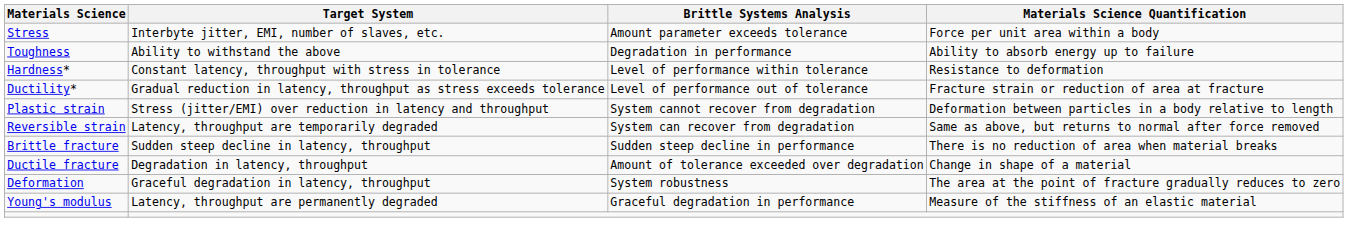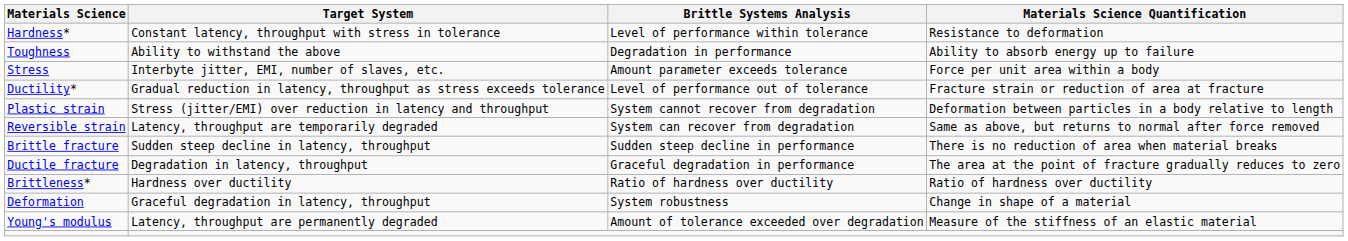rows swapped: (28, 33) <-> (39, 70)
(767, 165) Amount of tolerance exceeded over degradation -> (732, 165) Graceful degradation in performance
(1030, 165) Change in shape of a material -> (1135, 165) The area at the point of fracture gradually reduces to zero
+ row: (49, 184)
(1135, 184) The area at the point of fracture gradually reduces to zero -> (1030, 202) Change in shape of a material
(732, 202) Graceful degradation in performance -> (767, 221) Amount of tolerance exceeded over degradation
